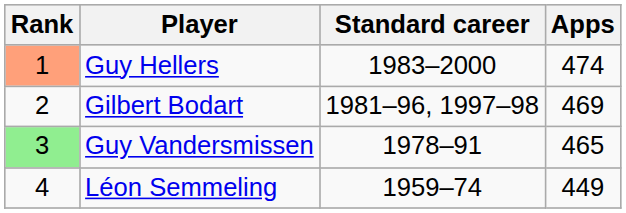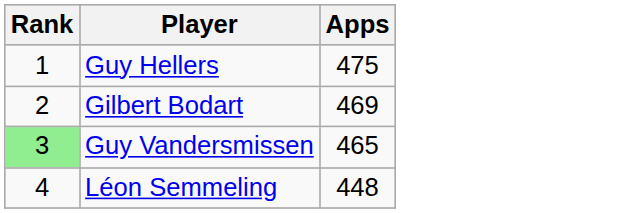- column: (432, 24)
(42, 65) lightsalmon background -> (42, 65) no background
(583, 65) 474 -> (357, 65) 475
(583, 187) 449 -> (357, 187) 448
